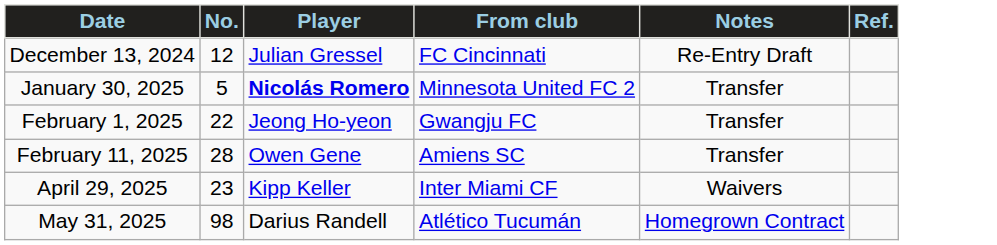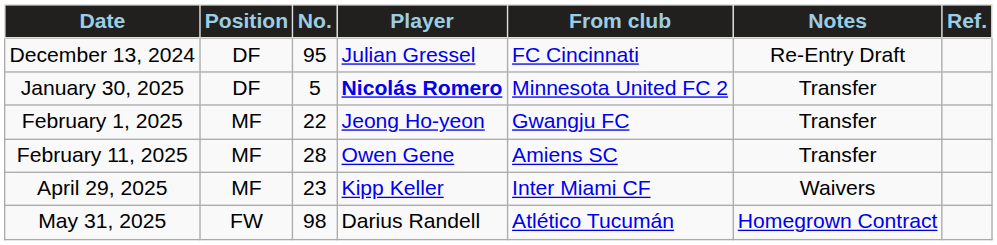+ column: (246, 21)
(222, 54) 12 -> (315, 54) 95
